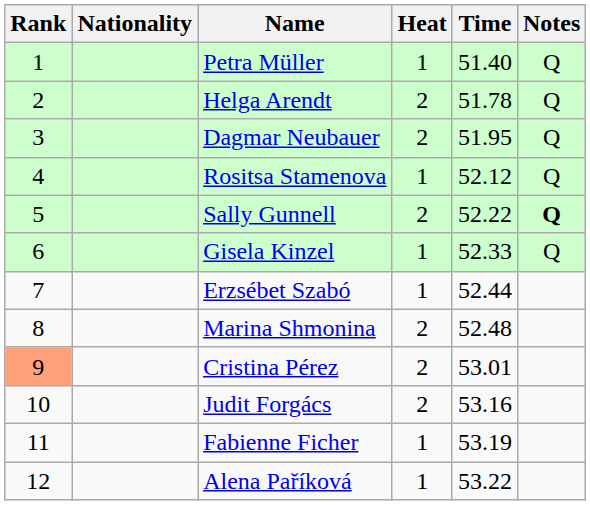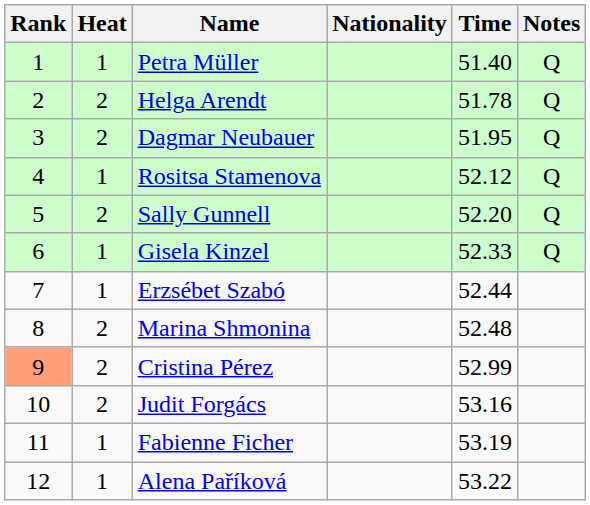columns swapped: (422, 23) <-> (135, 23)
(485, 213) 52.22 -> (485, 213) 52.20
(552, 213) bold -> (552, 213) normal
(485, 366) 53.01 -> (485, 366) 52.99
